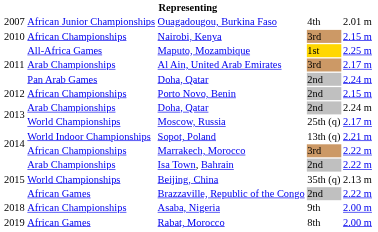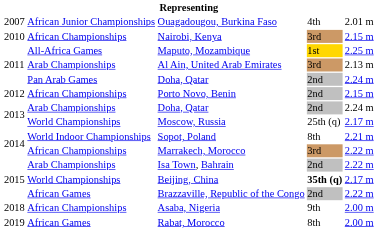(357, 65) 2.17 m -> (359, 65) 2.13 m
(324, 136) 13th (q) -> (314, 136) 8th
(324, 179) normal -> (325, 179) bold
(357, 179) 2.13 m -> (359, 179) 2.17 m
